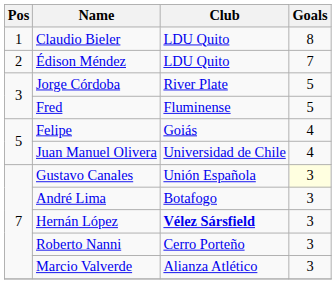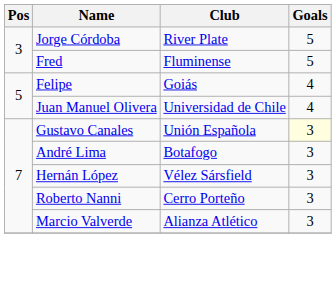- row: (78, 38)
- row: (81, 61)
(209, 221) bold -> (208, 175) normal
